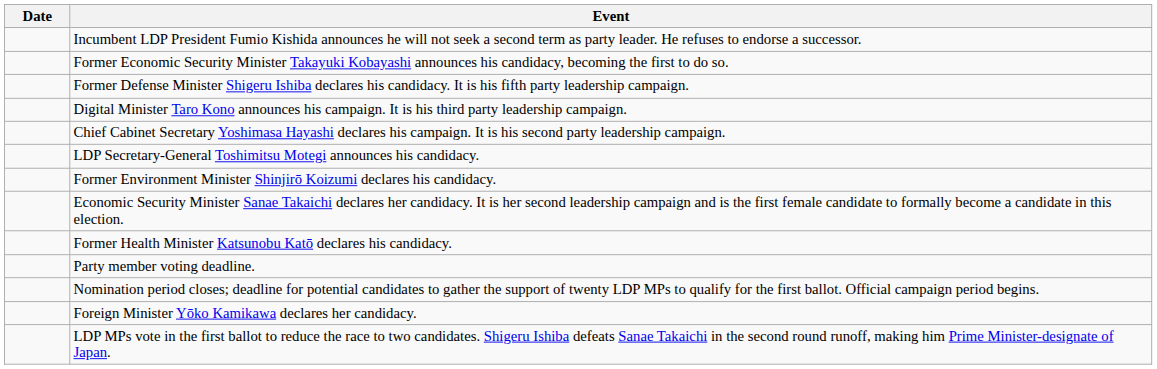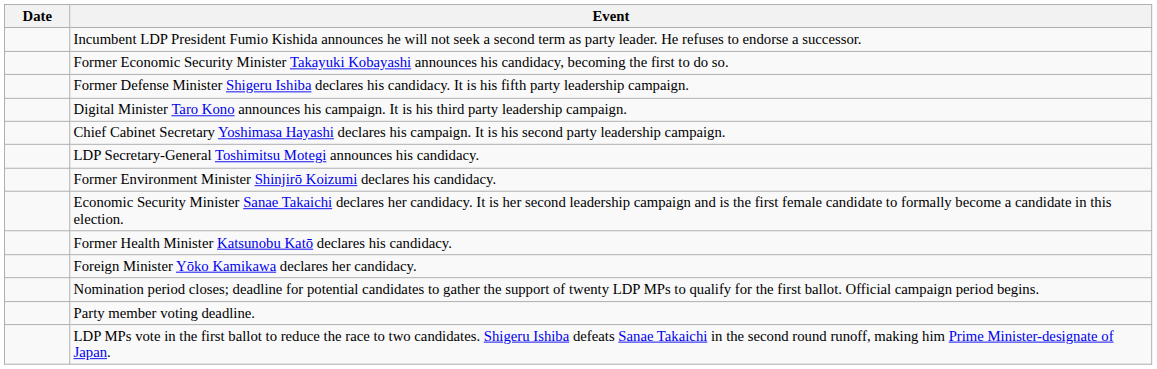rows swapped: (245, 312) <-> (164, 266)
